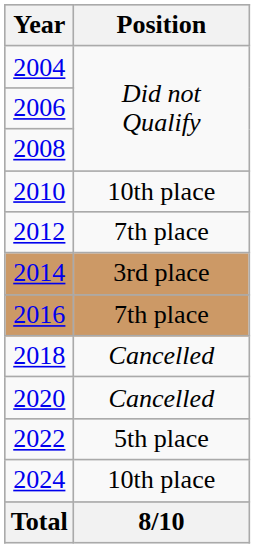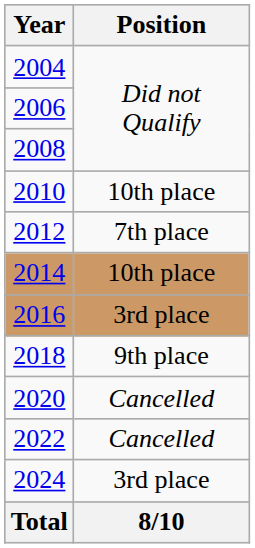(161, 273) 3rd place -> (161, 273) 10th place
(161, 314) 7th place -> (161, 314) 3rd place
(161, 356) Cancelled -> (161, 356) 9th place
(161, 438) 5th place -> (161, 438) Cancelled
(161, 480) 10th place -> (161, 480) 3rd place
